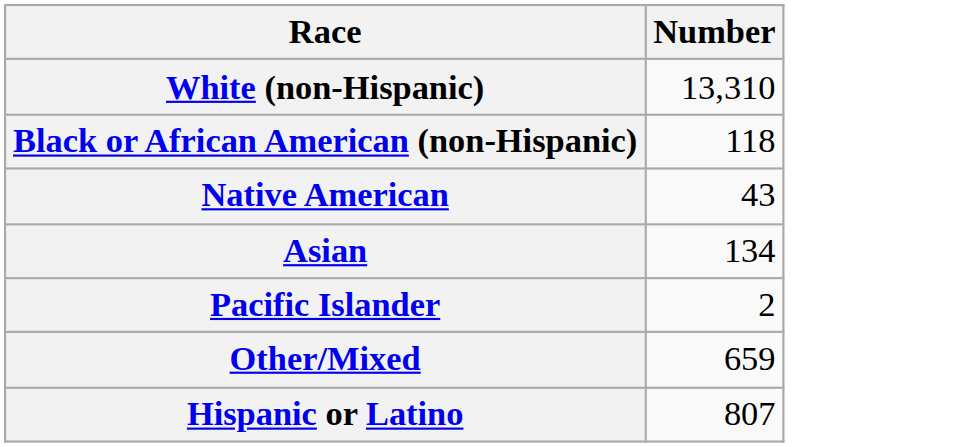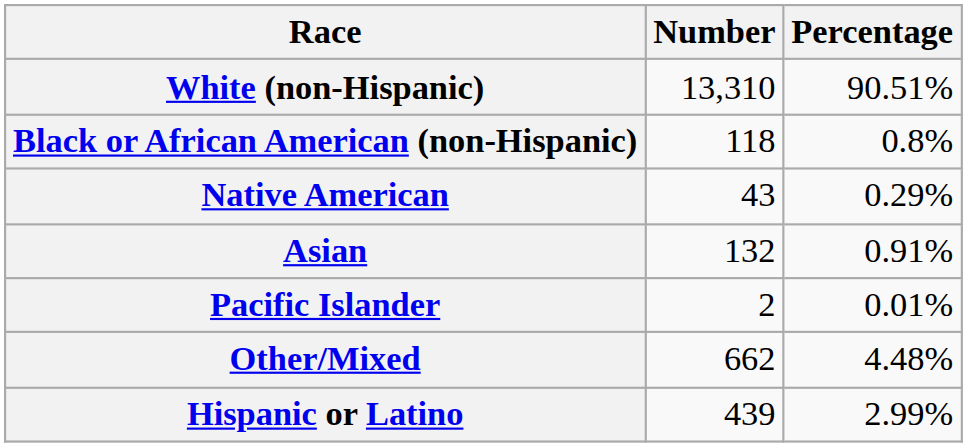+ column: (872, 31)
(750, 250) 134 -> (750, 250) 132
(750, 359) 659 -> (750, 359) 662
(750, 413) 807 -> (750, 413) 439
